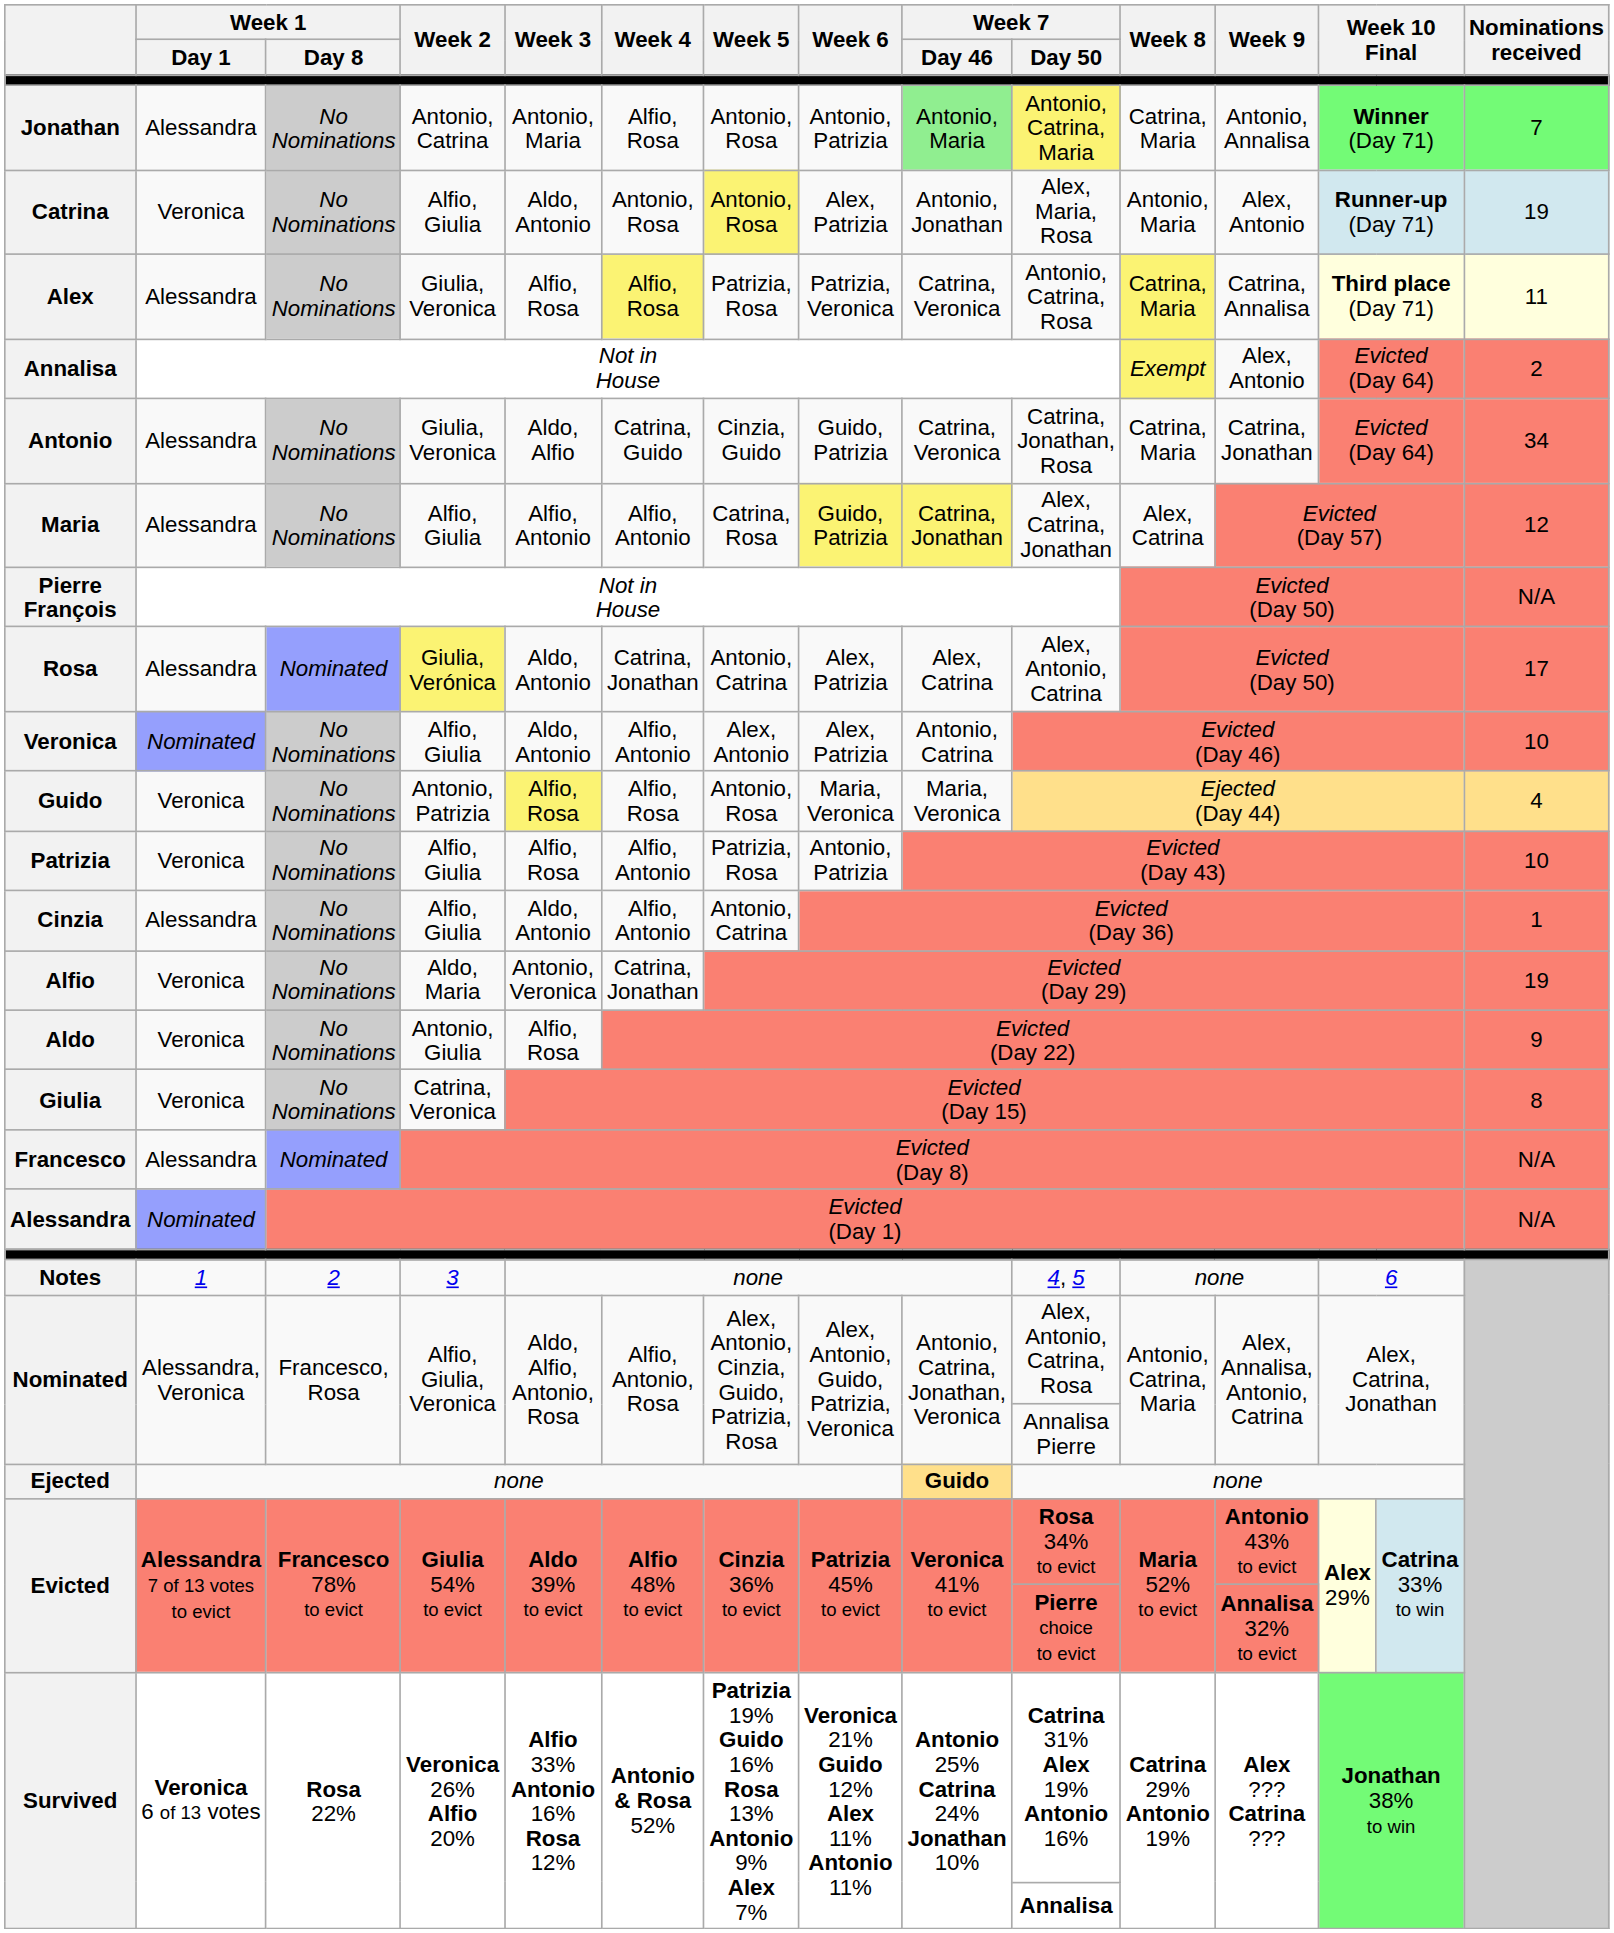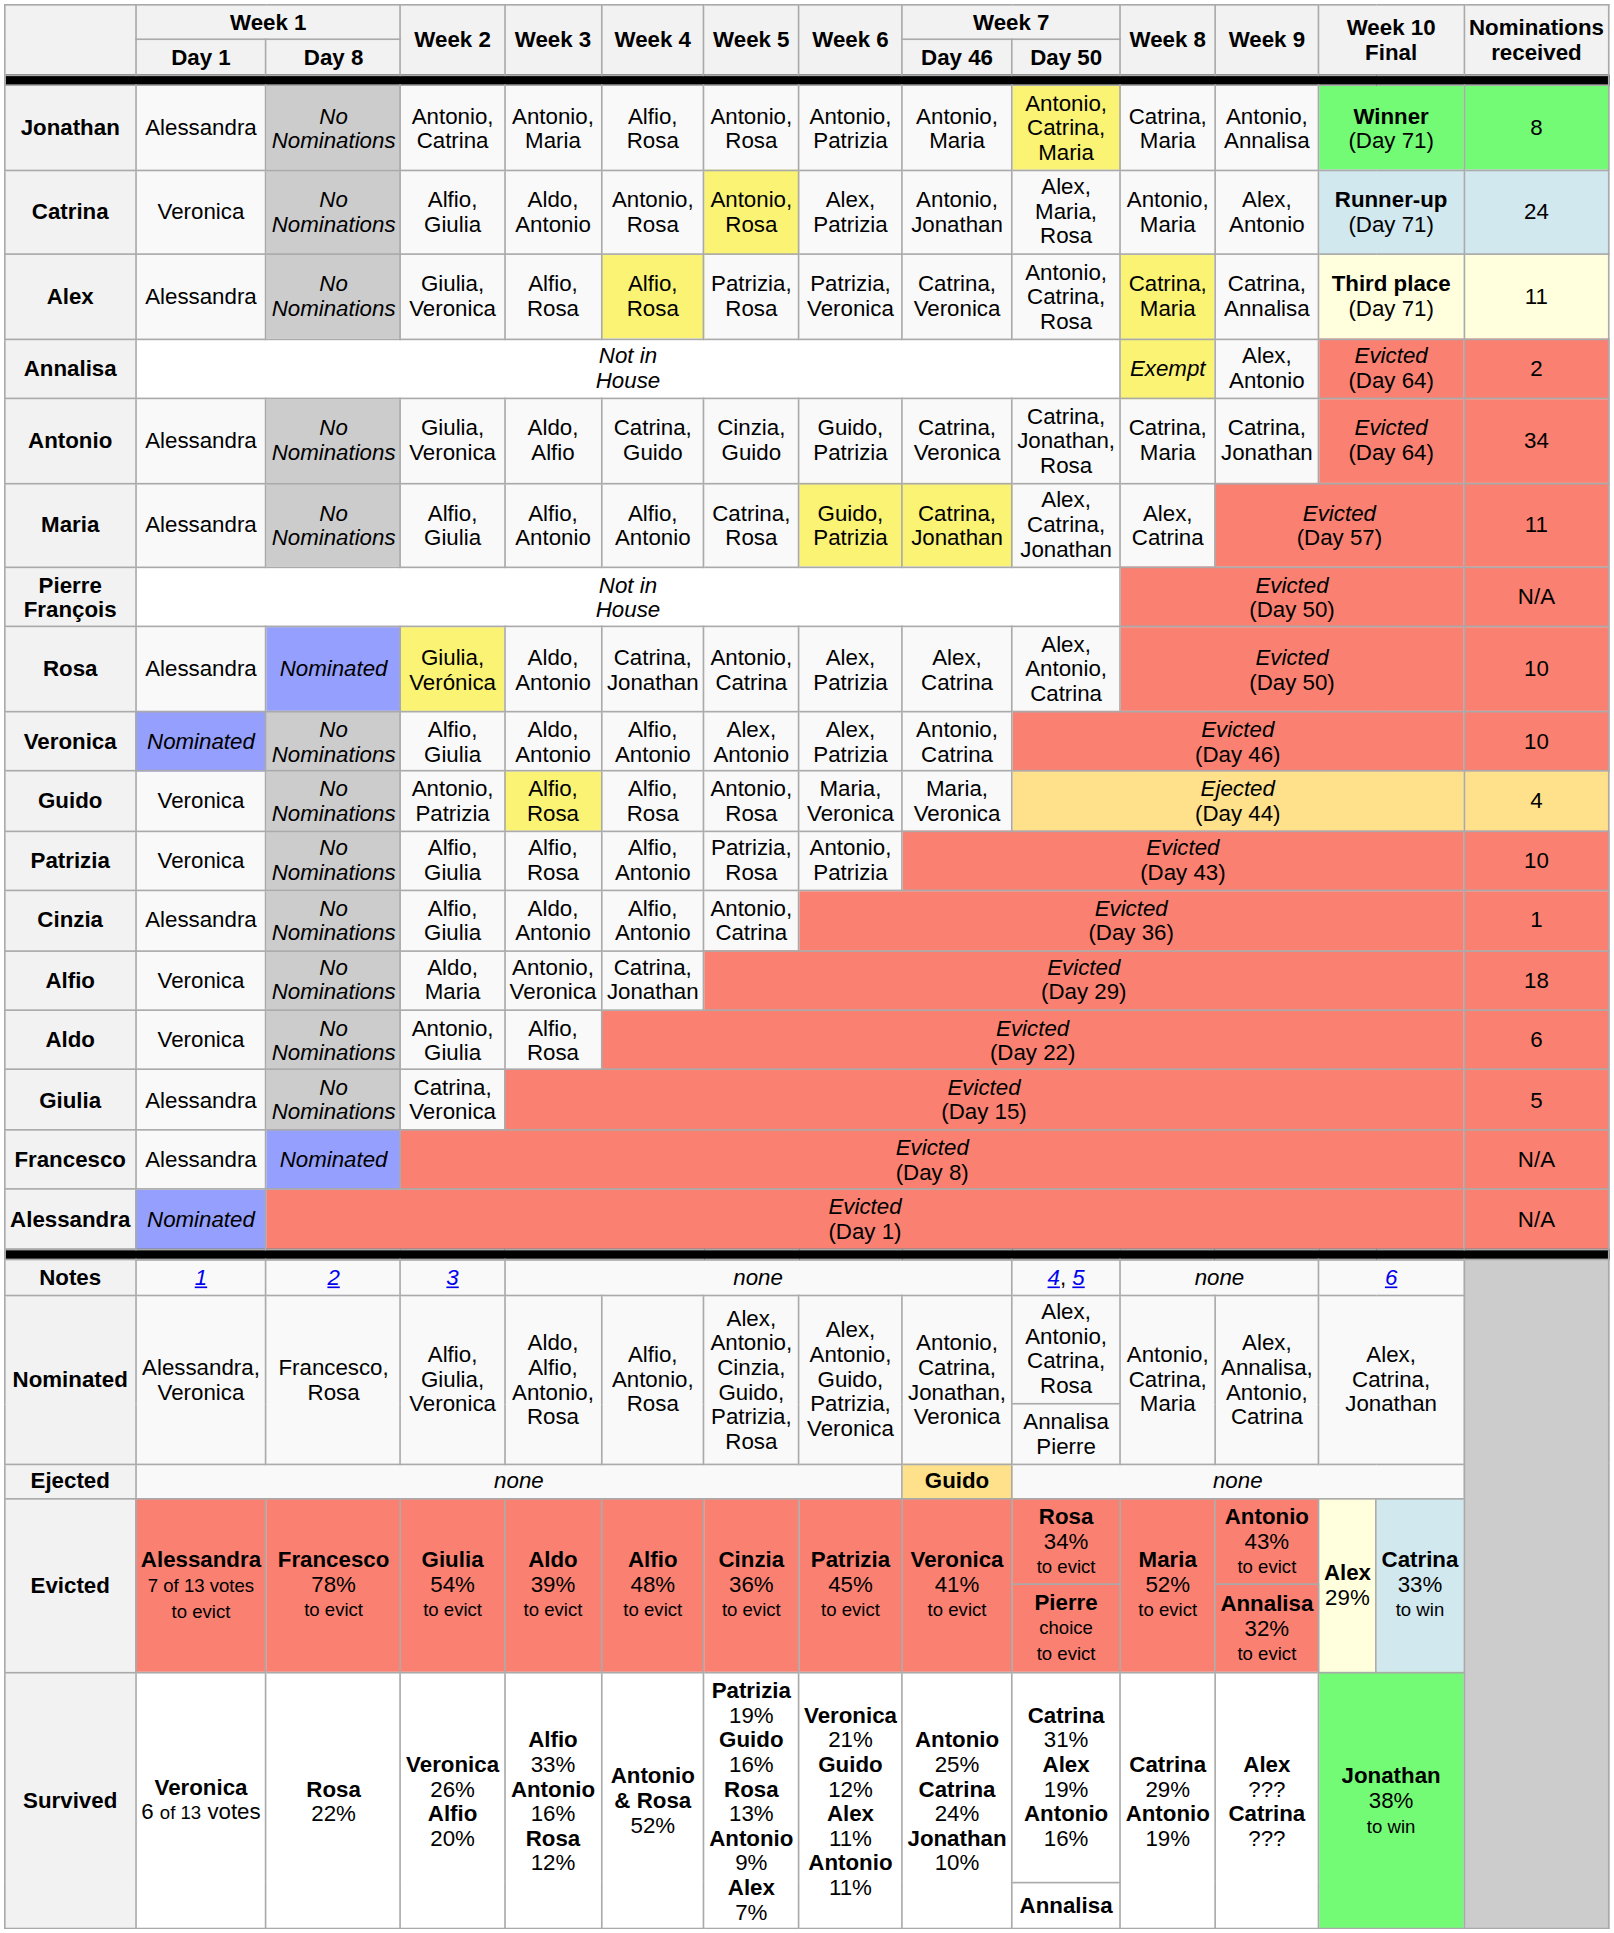(957, 127) lightgreen background -> (957, 127) no background
(1536, 127) 7 -> (1536, 127) 8
(1536, 212) 19 -> (1536, 212) 24
(1536, 525) 12 -> (1536, 525) 11
(1536, 669) 17 -> (1536, 669) 10
(1536, 980) 19 -> (1536, 980) 18
(1536, 1040) 9 -> (1536, 1040) 6
(201, 1099) Veronica -> (201, 1099) Alessandra
(1536, 1099) 8 -> (1536, 1099) 5
